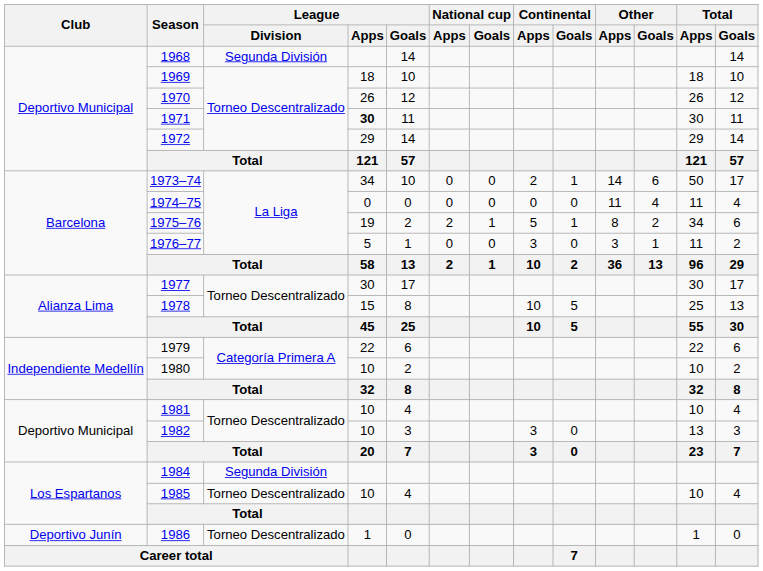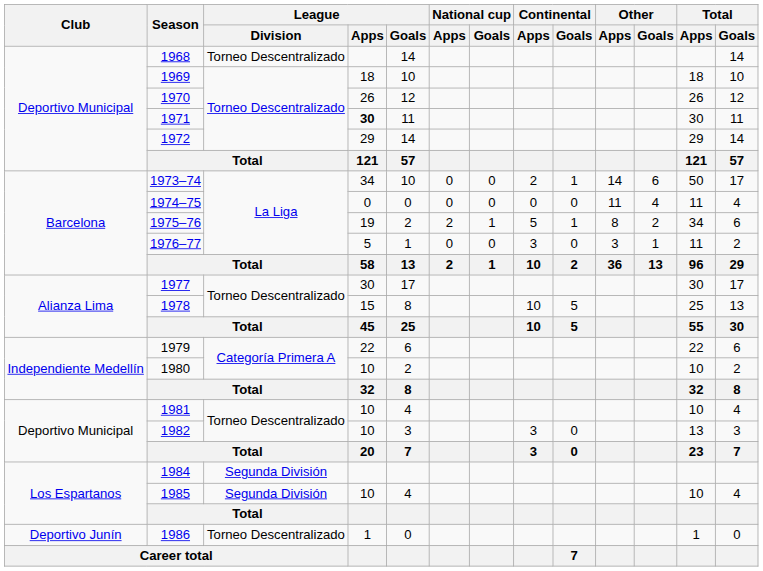(276, 56) Segunda División -> (276, 56) Torneo Descentralizado
(276, 493) Torneo Descentralizado -> (276, 493) Segunda División
